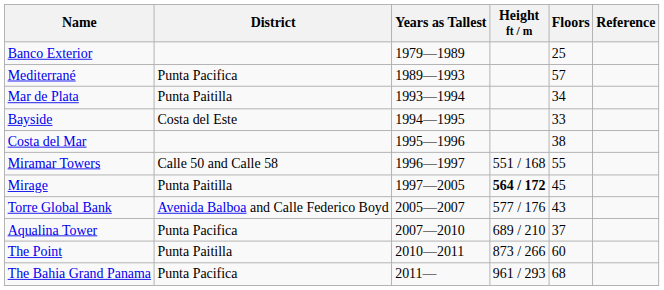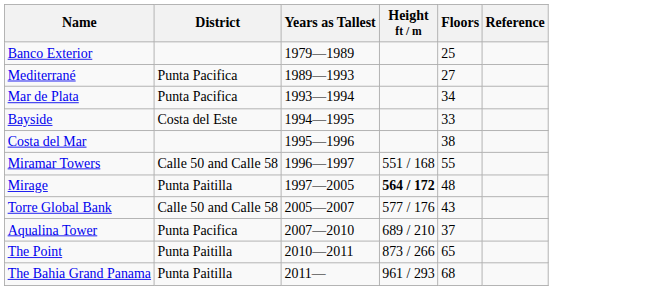(559, 75) 57 -> (448, 75) 27
(195, 97) Punta Paitilla -> (197, 97) Punta Pacifica
(559, 185) 45 -> (448, 185) 48
(273, 207) Avenida Balboa and Calle Federico Boyd -> (218, 207) Calle 50 and Calle 58
(559, 251) 60 -> (448, 251) 65
(197, 274) Punta Pacifica -> (195, 274) Punta Paitilla
